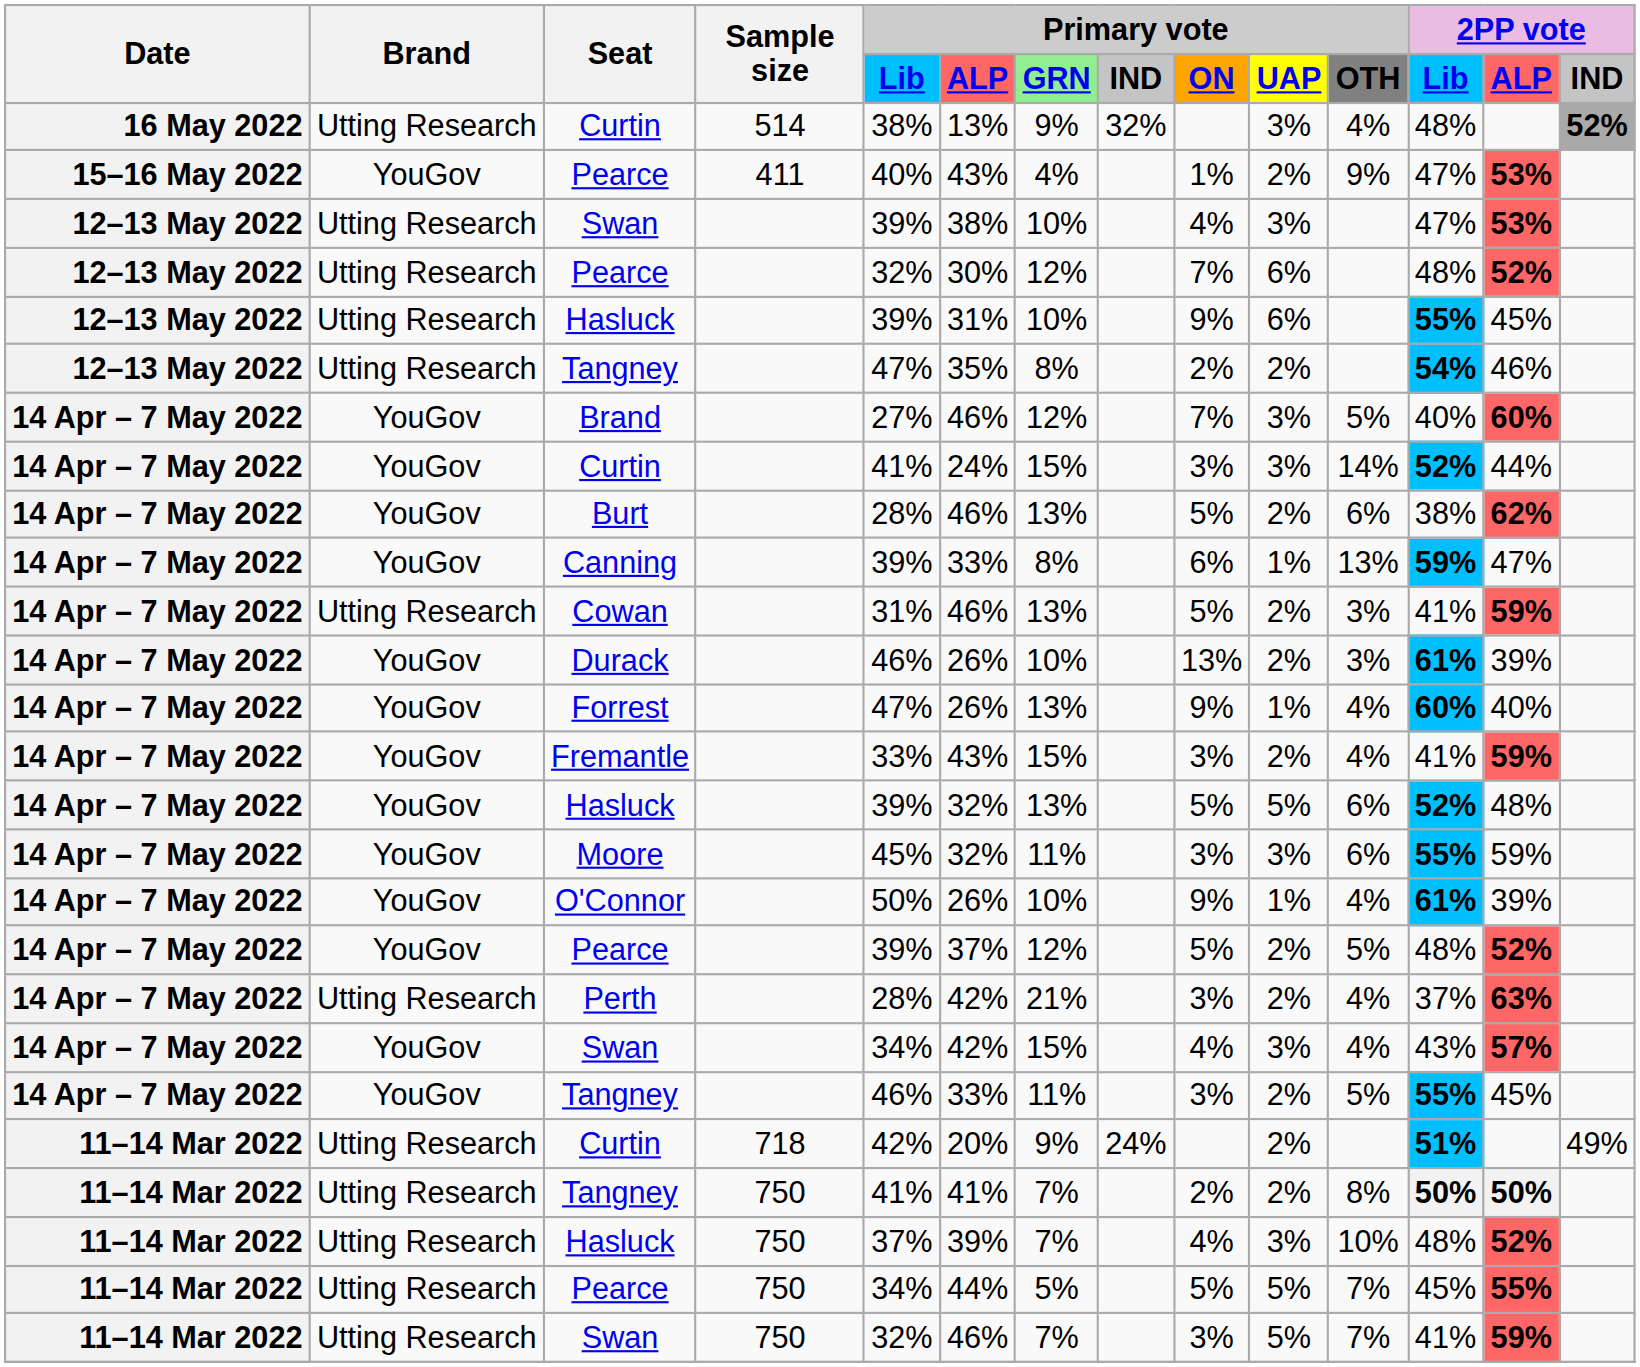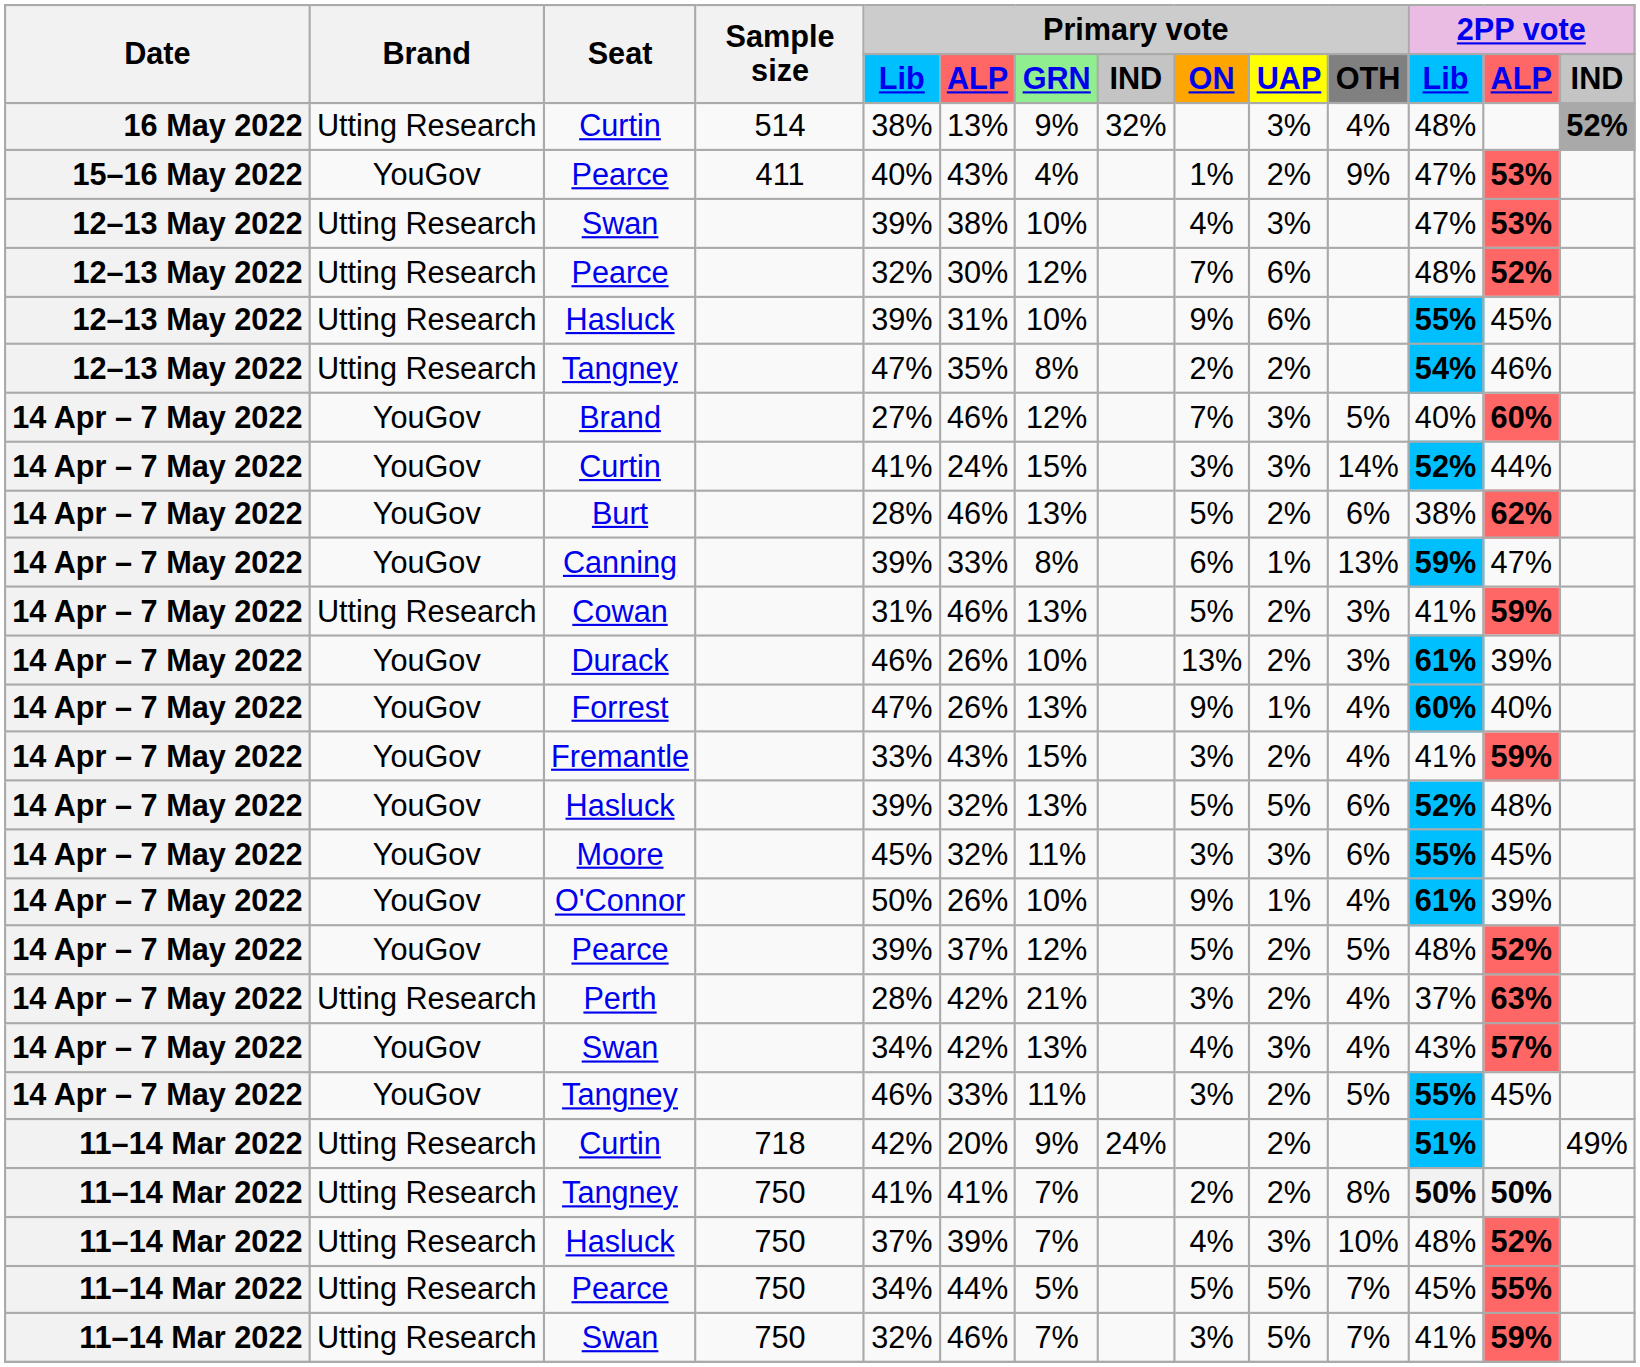(1521, 853) 59% -> (1521, 853) 45%
(1057, 1047) 15% -> (1057, 1047) 13%
